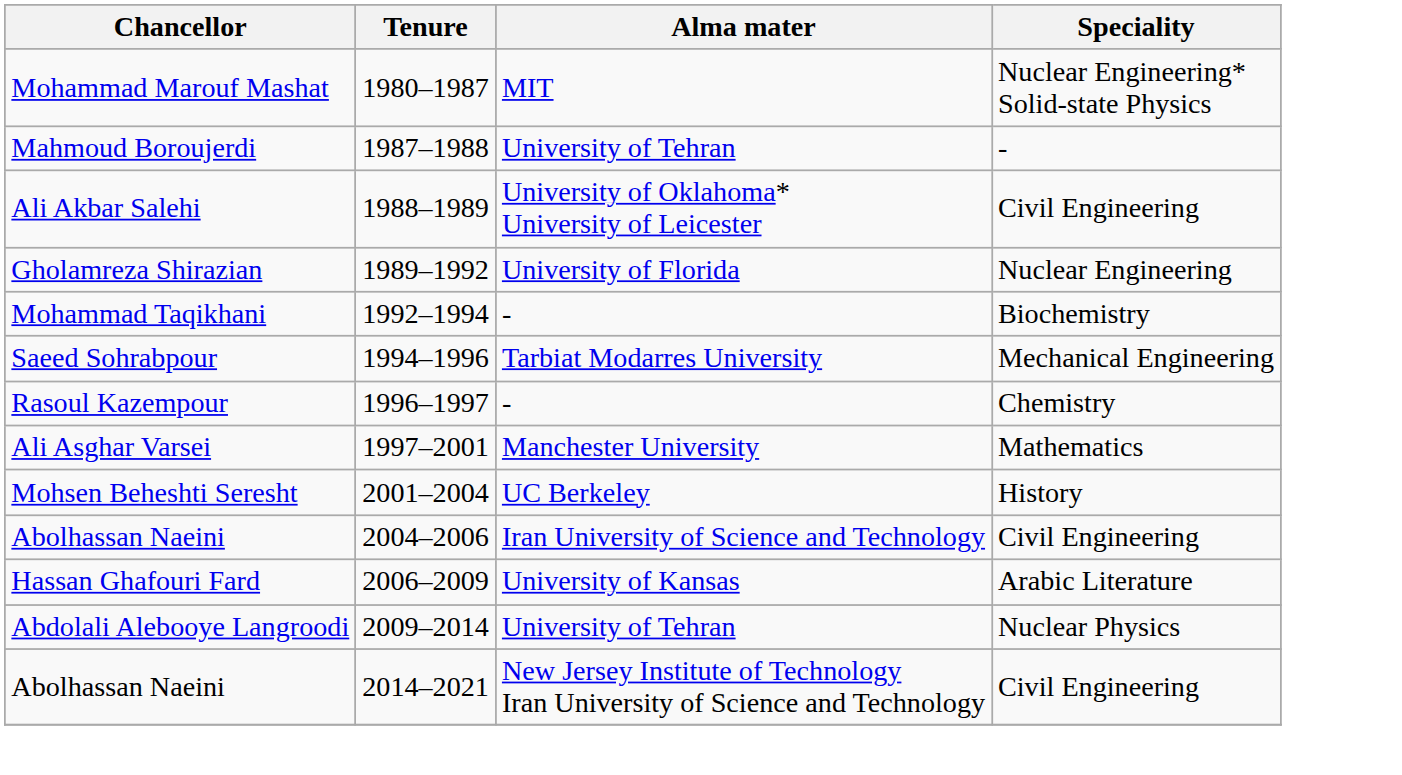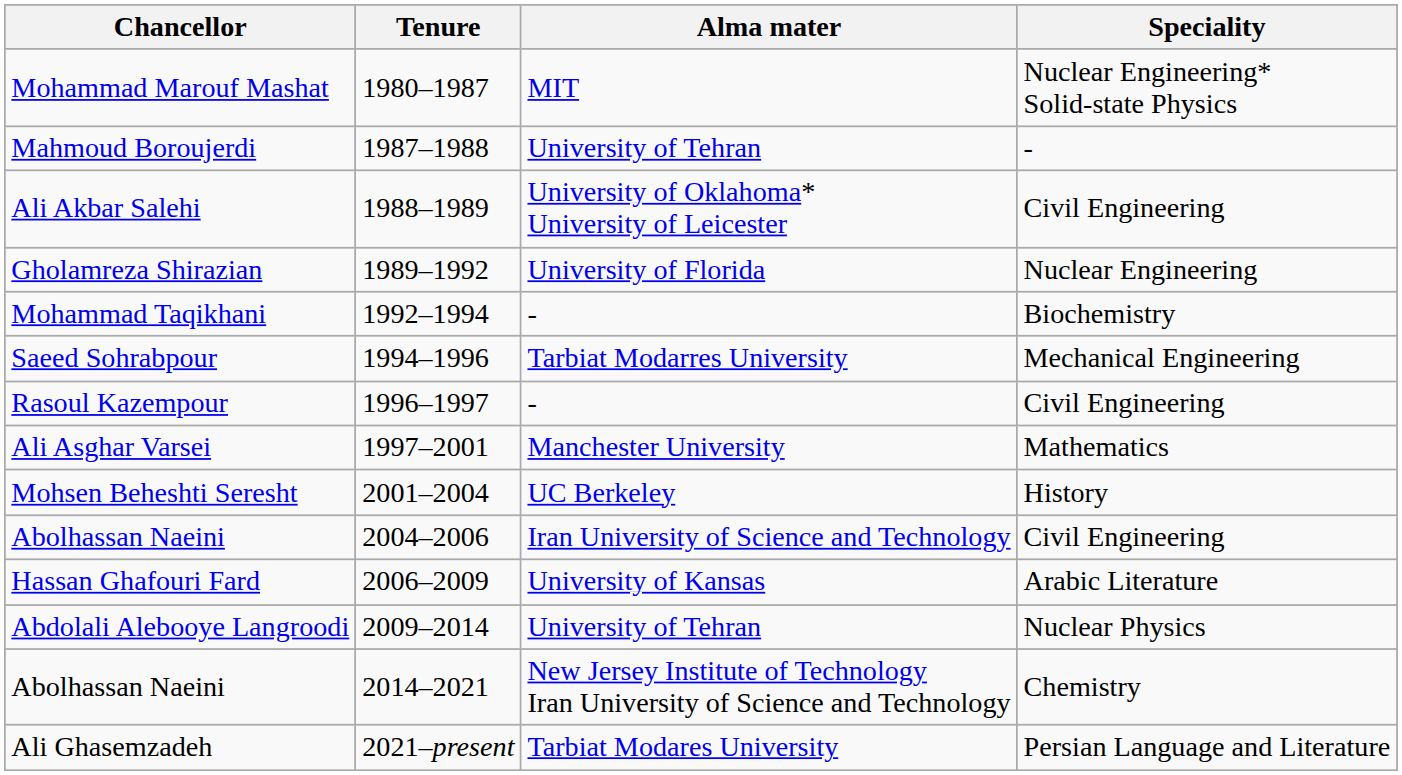(1057, 402) Chemistry -> (1124, 402) Civil Engineering
(1099, 686) Civil Engineering -> (1082, 686) Chemistry
+ row: (112, 747)
